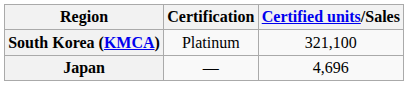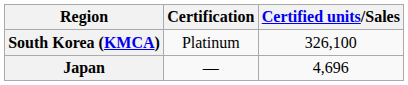(331, 42) 321,100 -> (331, 42) 326,100
